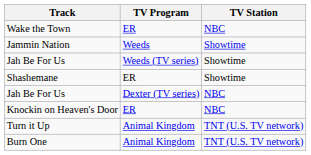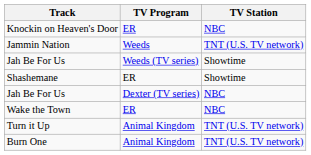rows swapped: (39, 28) <-> (62, 110)
(225, 45) Showtime -> (254, 45) TNT (U.S. TV network)
